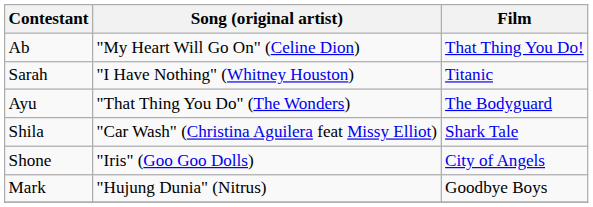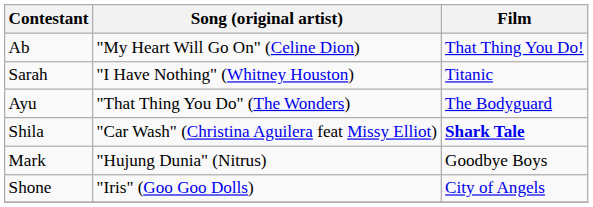(482, 132) normal -> (485, 132) bold
rows swapped: (30, 160) <-> (27, 188)
